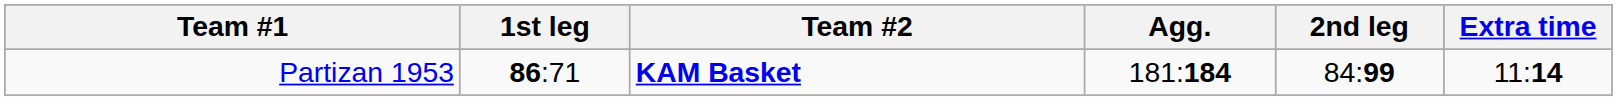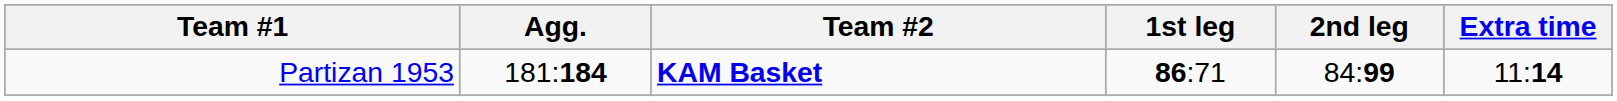columns swapped: (1180, 26) <-> (545, 26)
